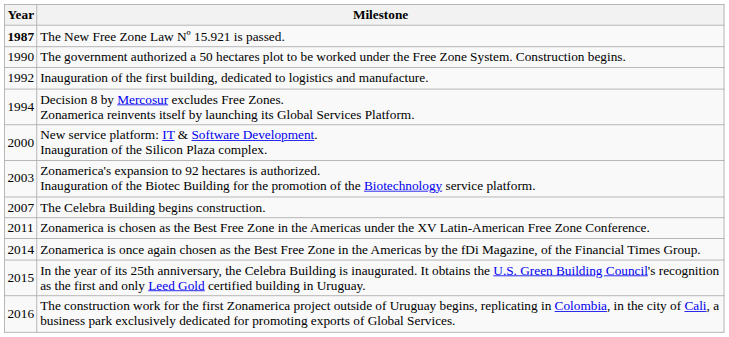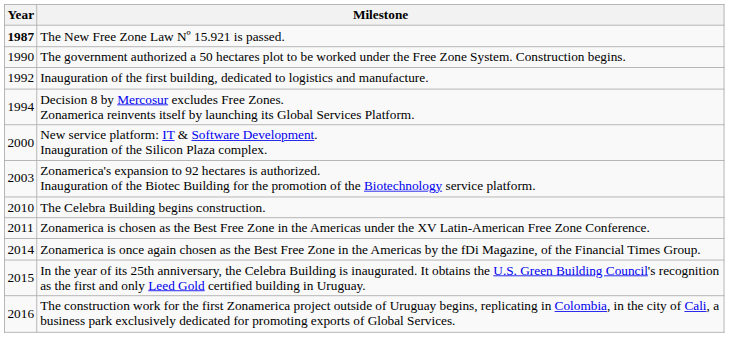(21, 207) 2007 -> (21, 207) 2010
